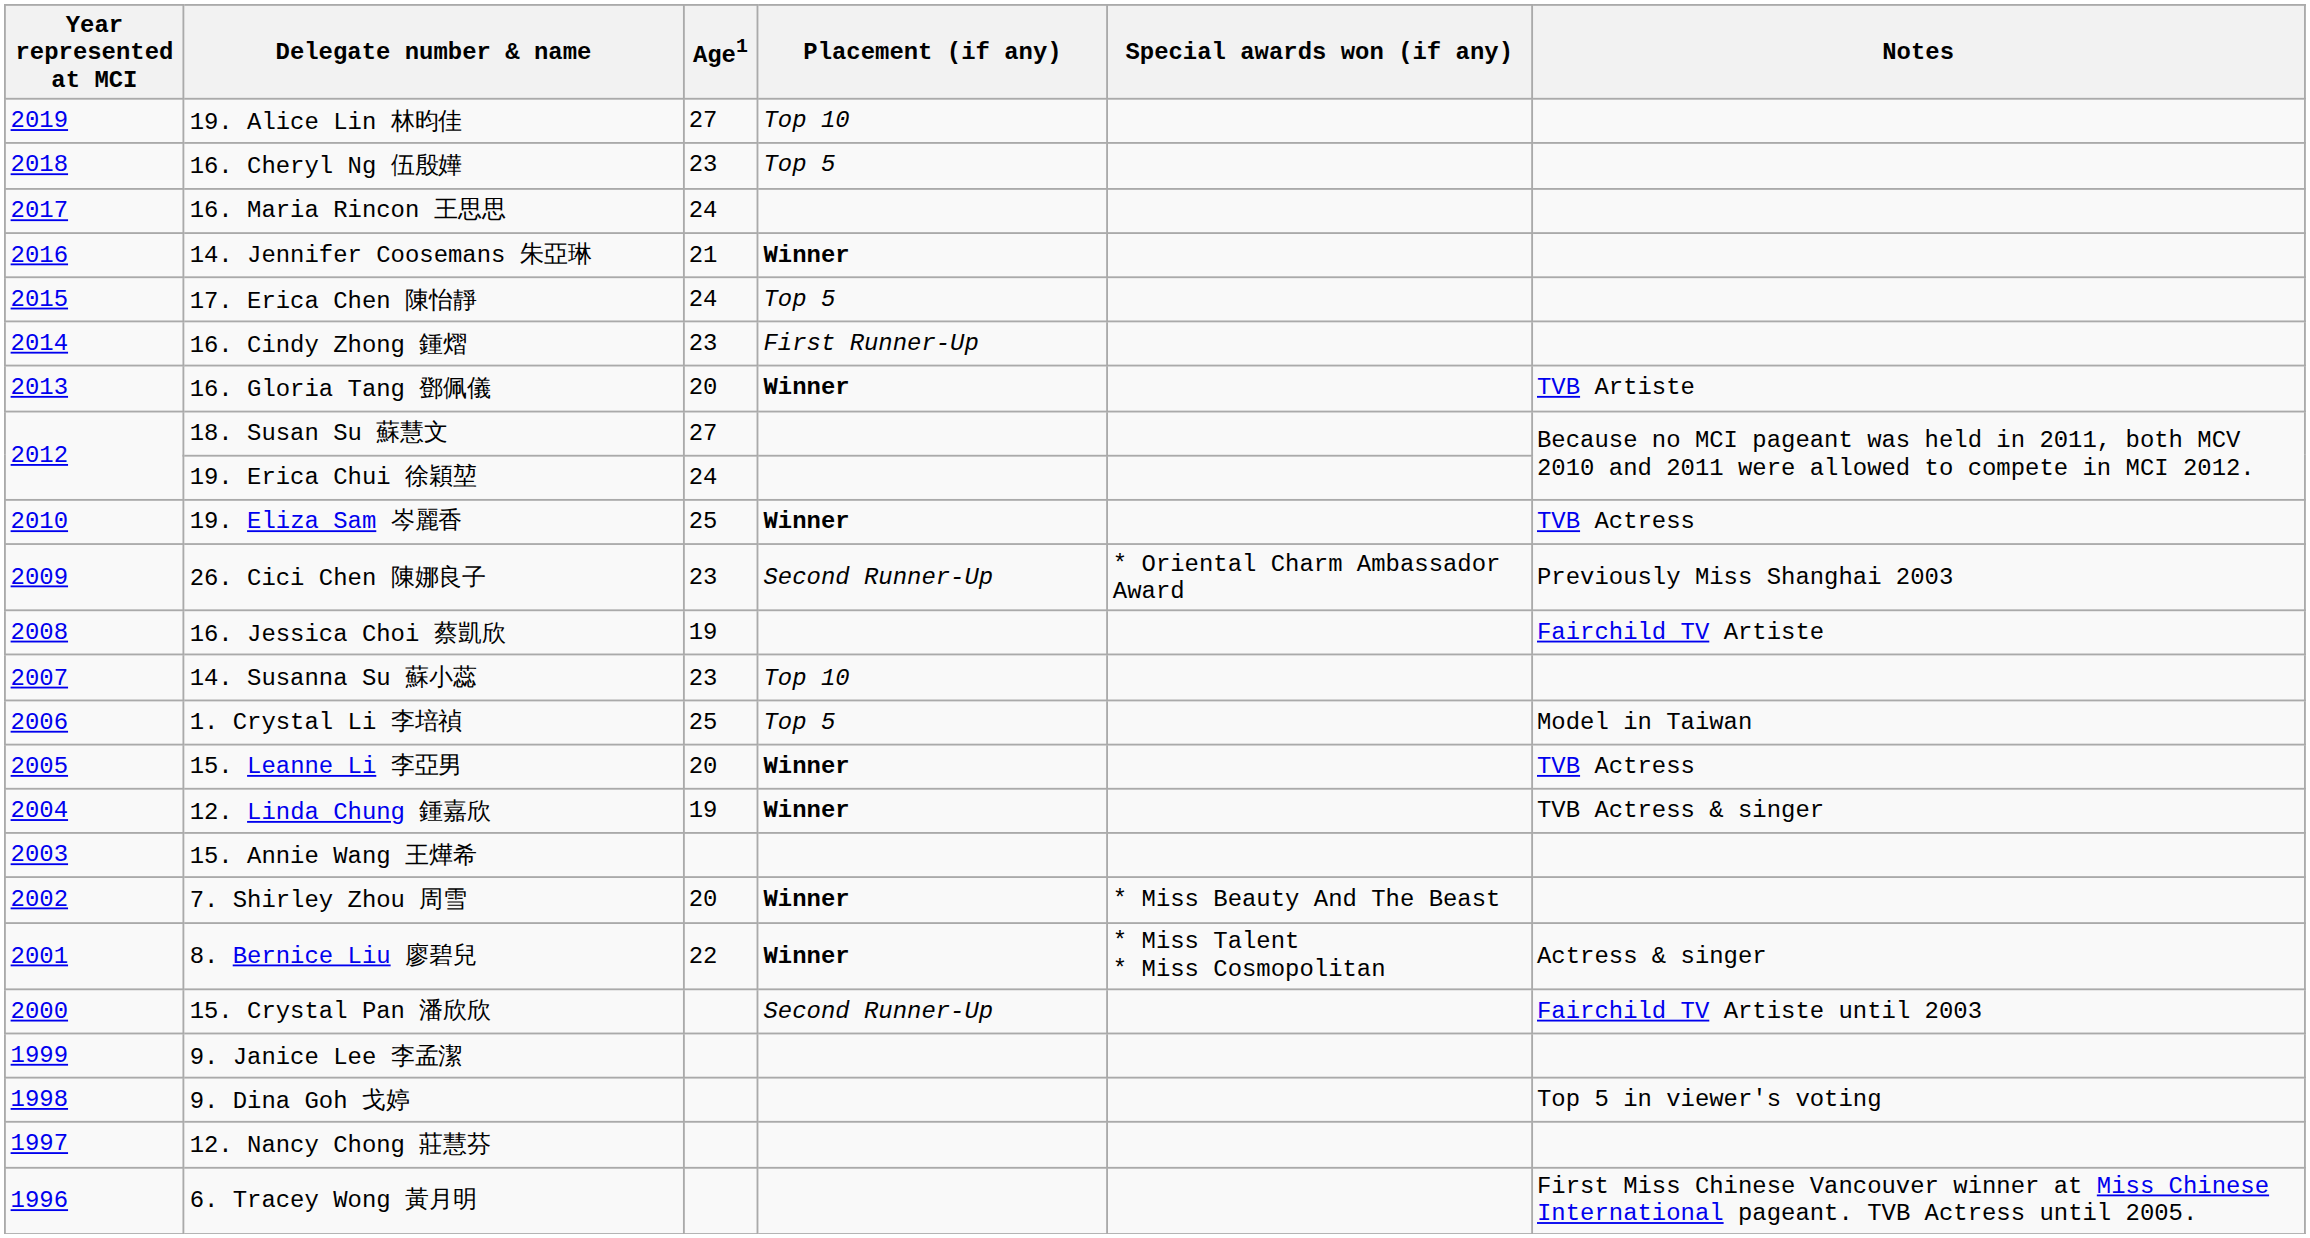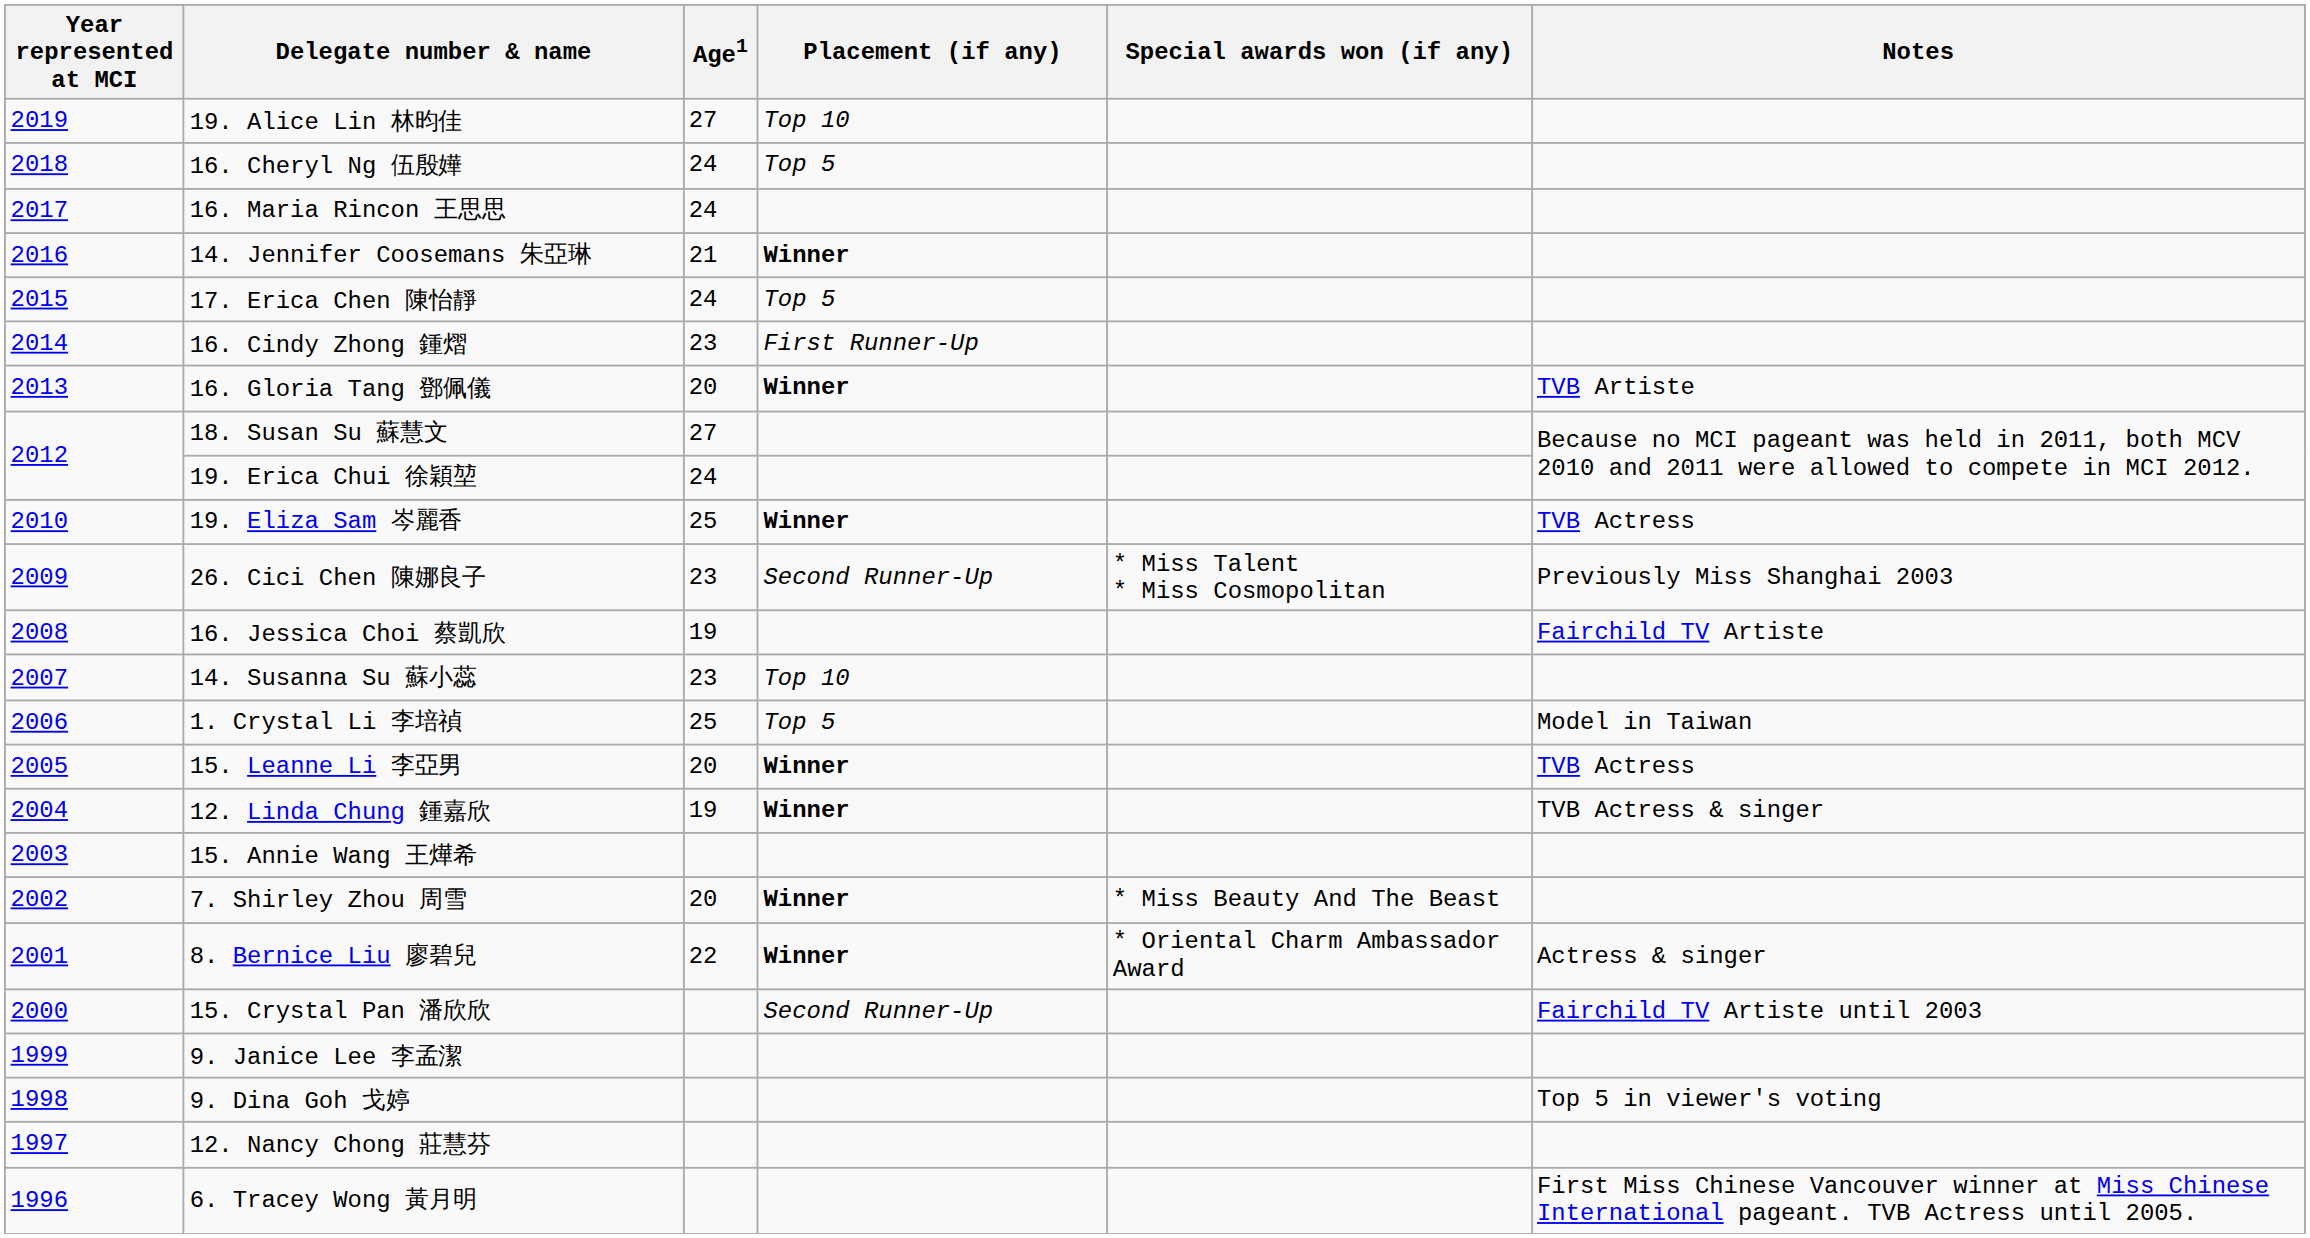(703, 166) 23 -> (703, 166) 24
(1307, 577) * Oriental Charm Ambassador Award -> (1249, 577) * Miss Talent * Miss Cosmopolitan
(1249, 956) * Miss Talent * Miss Cosmopolitan -> (1307, 956) * Oriental Charm Ambassador Award
